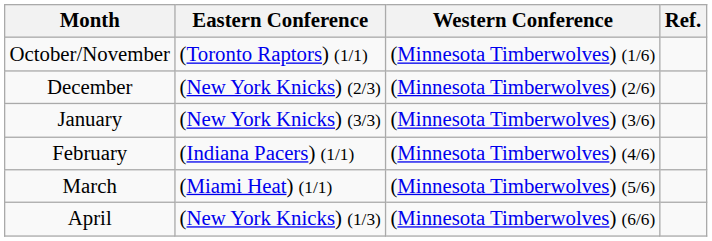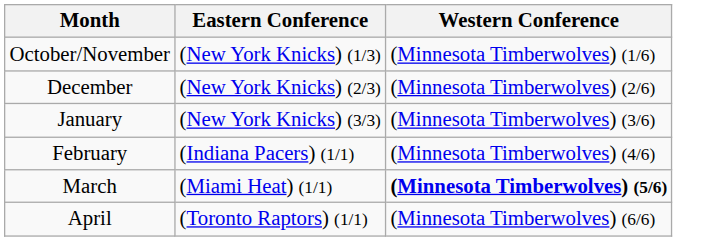- column: (683, 20)
(274, 53) (Toronto Raptors) (1/1) -> (280, 53) (New York Knicks) (1/3)
(523, 185) normal -> (529, 185) bold
(280, 218) (New York Knicks) (1/3) -> (274, 218) (Toronto Raptors) (1/1)
